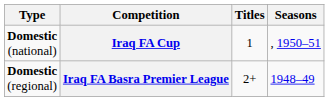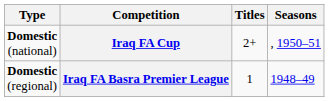(250, 43) 1 -> (250, 43) 2+
(250, 79) 2+ -> (250, 79) 1
